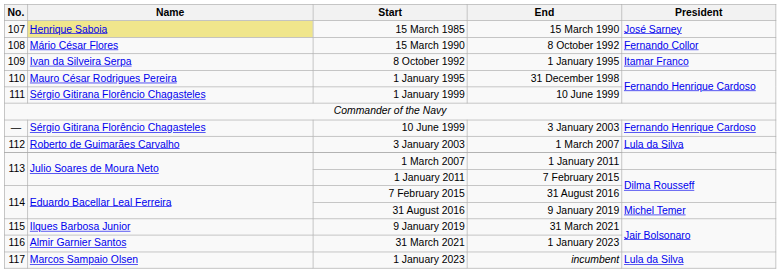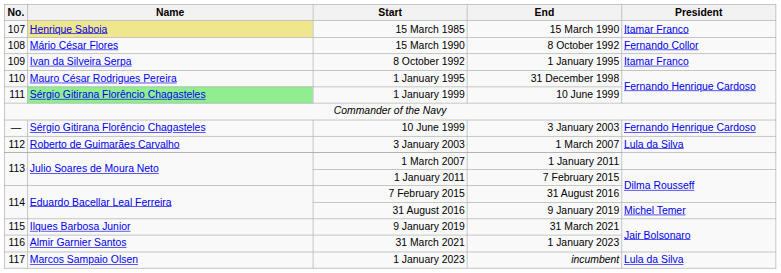(653, 29) José Sarney -> (656, 29) Itamar Franco
(118, 95) no background -> (118, 95) lightgreen background
